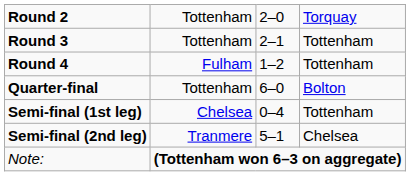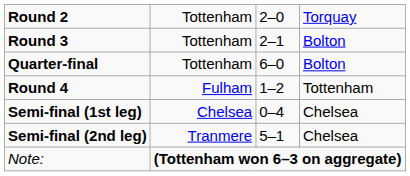(338, 40) Tottenham -> (324, 40) Bolton
rows swapped: (38, 64) <-> (53, 88)
(338, 112) Tottenham -> (331, 112) Chelsea
